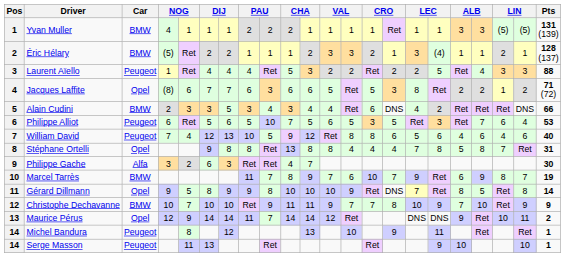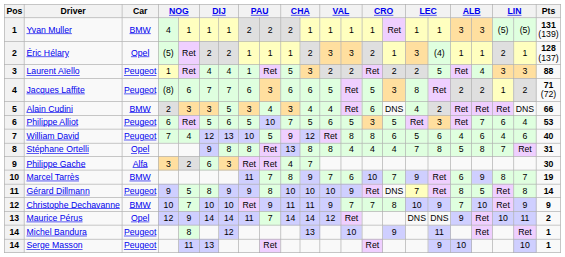(140, 53) BMW -> (140, 53) Opel
(249, 71) 4 -> (249, 71) 1
(140, 90) Opel -> (140, 90) Peugeot
(140, 190) Opel -> (140, 190) Peugeot
